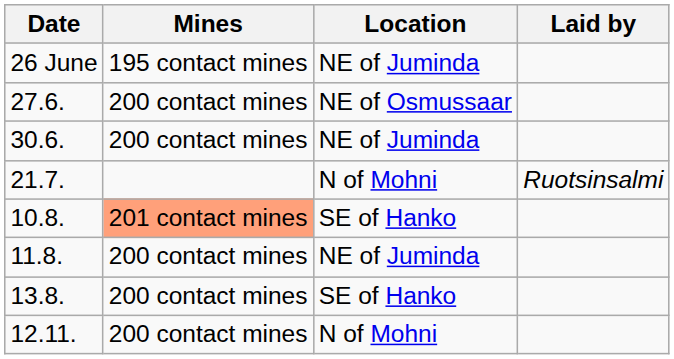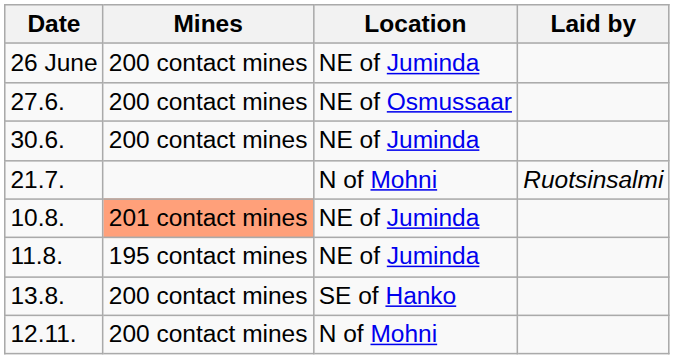(208, 62) 195 contact mines -> (208, 62) 200 contact mines
(387, 218) SE of Hanko -> (399, 218) NE of Juminda
(208, 256) 200 contact mines -> (208, 256) 195 contact mines
